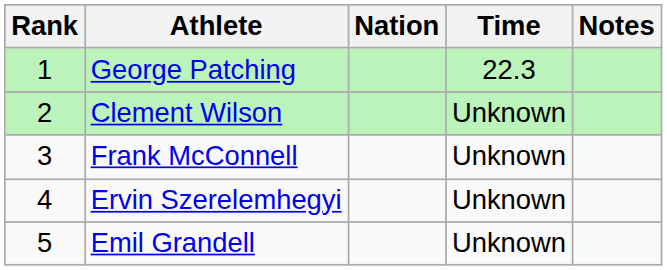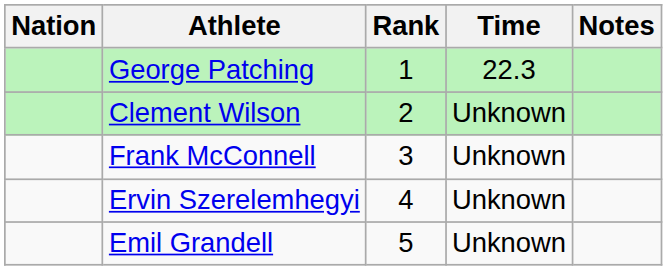columns swapped: (45, 26) <-> (397, 26)
